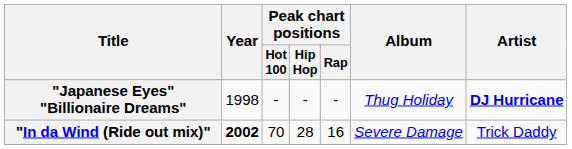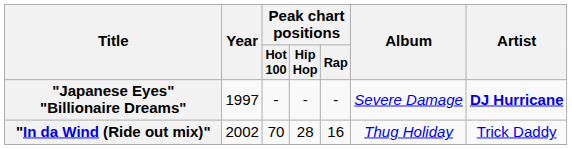(242, 99) 1998 -> (242, 99) 1997
(409, 99) Thug Holiday -> (409, 99) Severe Damage
(242, 132) bold -> (242, 132) normal
(409, 132) Severe Damage -> (409, 132) Thug Holiday
